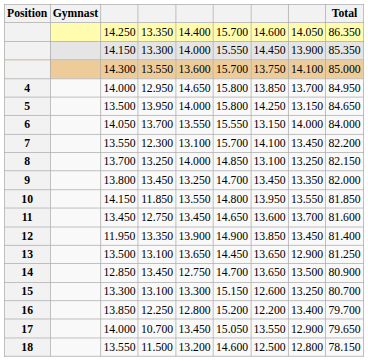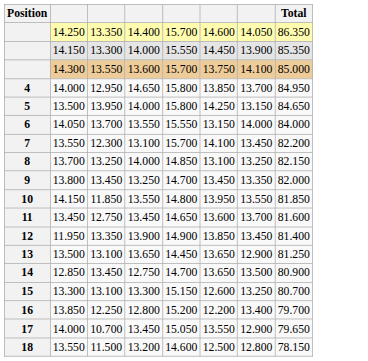- column: (75, 13)
